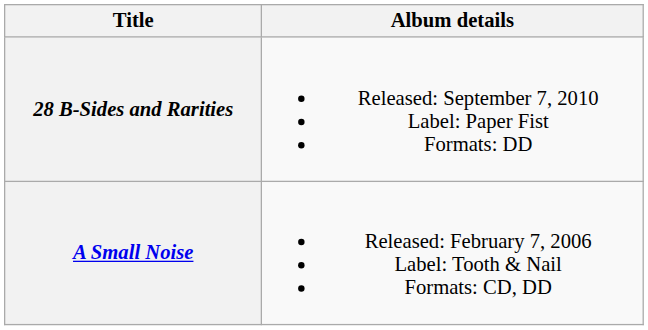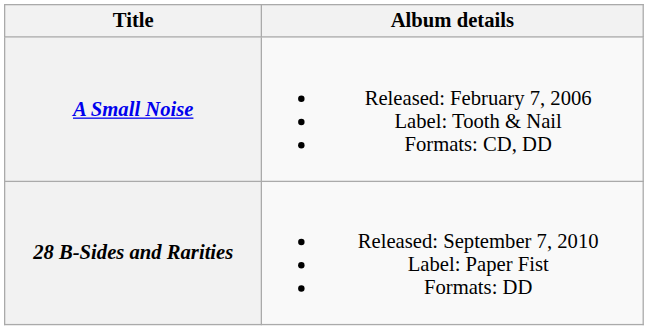rows swapped: (133, 252) <-> (133, 109)
